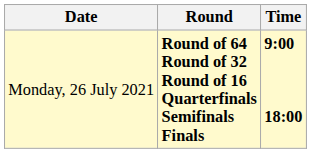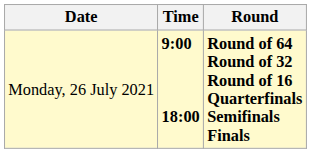columns swapped: (283, 17) <-> (209, 17)
